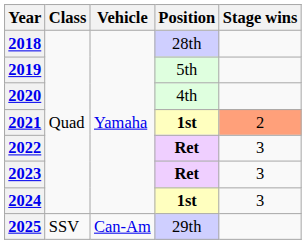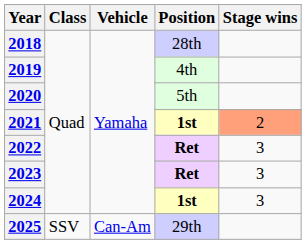(187, 69) 5th -> (187, 69) 4th
(187, 95) 4th -> (187, 95) 5th
